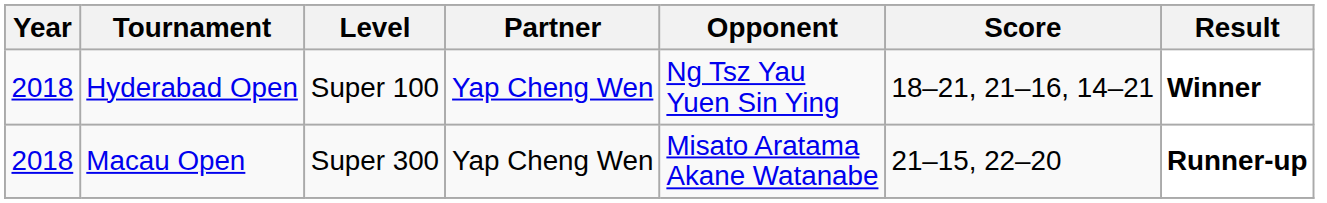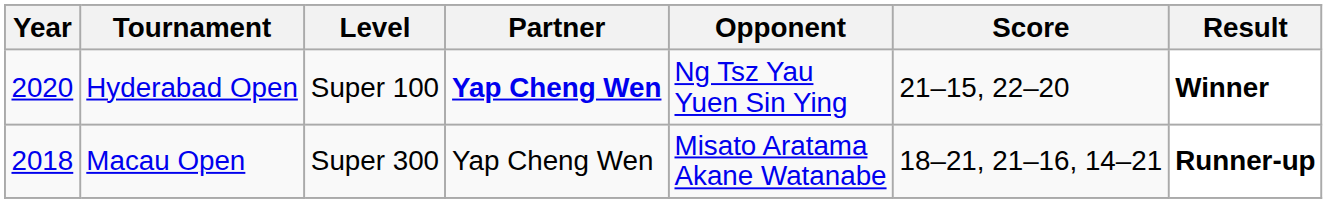(42, 87) 2018 -> (42, 87) 2020
(553, 87) normal -> (557, 87) bold
(1023, 87) 18–21, 21–16, 14–21 -> (985, 87) 21–15, 22–20
(976, 161) 21–15, 22–20 -> (1031, 161) 18–21, 21–16, 14–21
